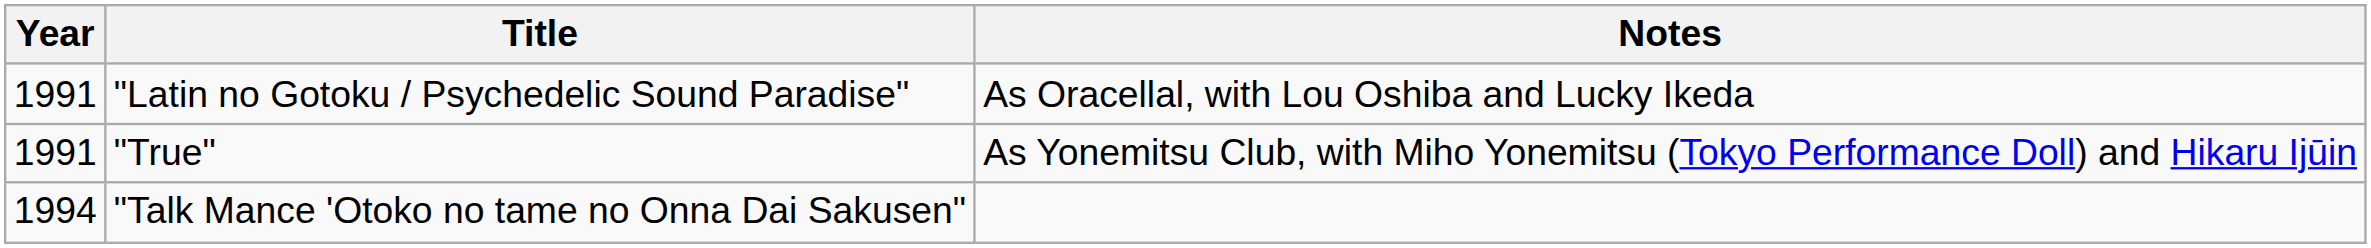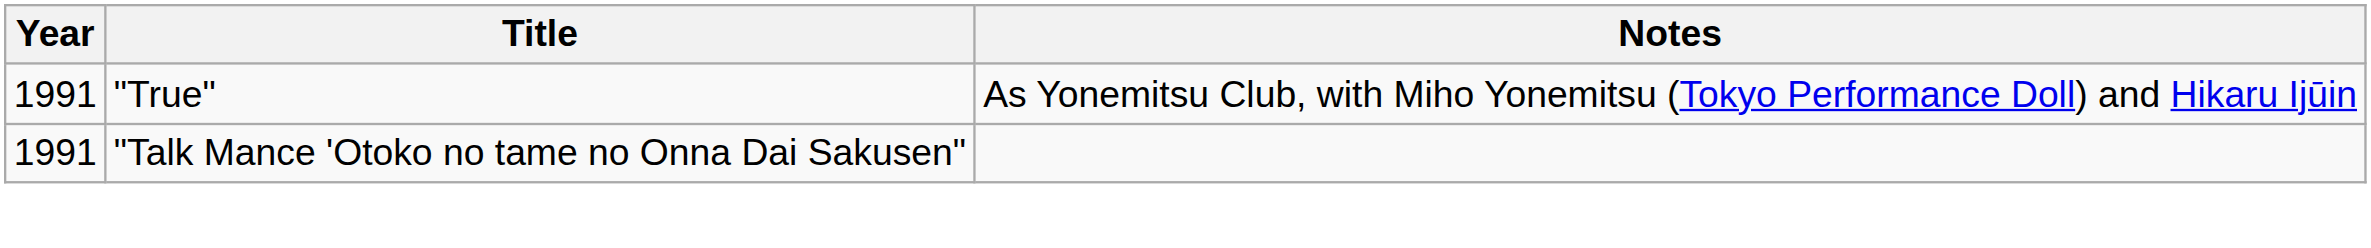- row: (512, 93)
(55, 211) 1994 -> (55, 152) 1991
